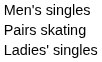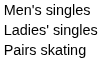rows swapped: (51, 50) <-> (45, 30)
